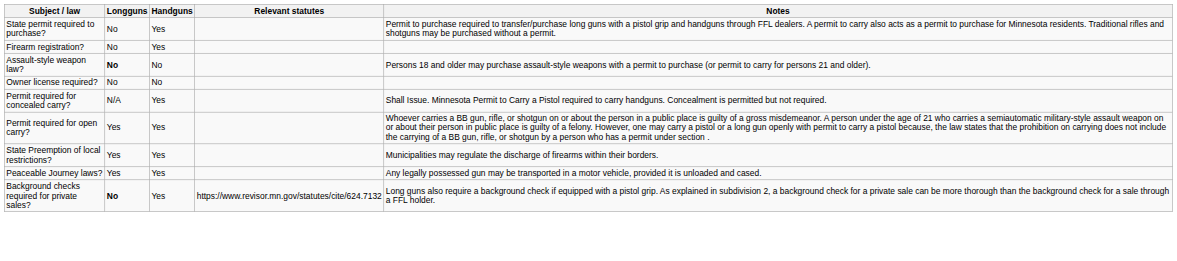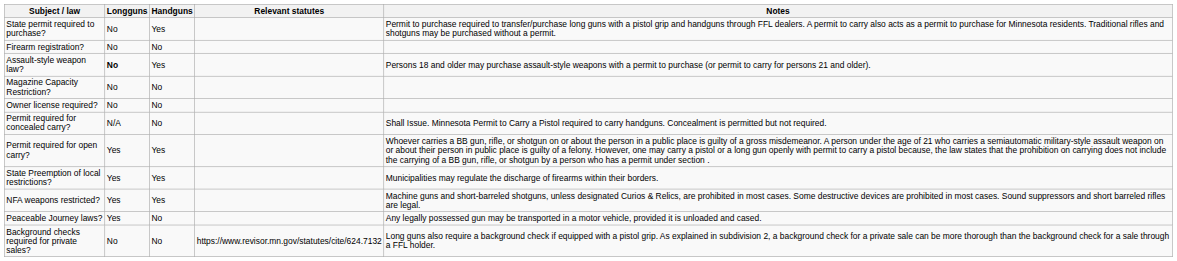(158, 46) Yes -> (157, 46) No
(157, 64) No -> (158, 64) Yes
+ row: (42, 87)
(158, 100) Yes -> (157, 123) No
+ row: (53, 200)
(158, 173) Yes -> (157, 218) No
(112, 195) bold -> (112, 240) normal
(158, 195) Yes -> (157, 240) No
